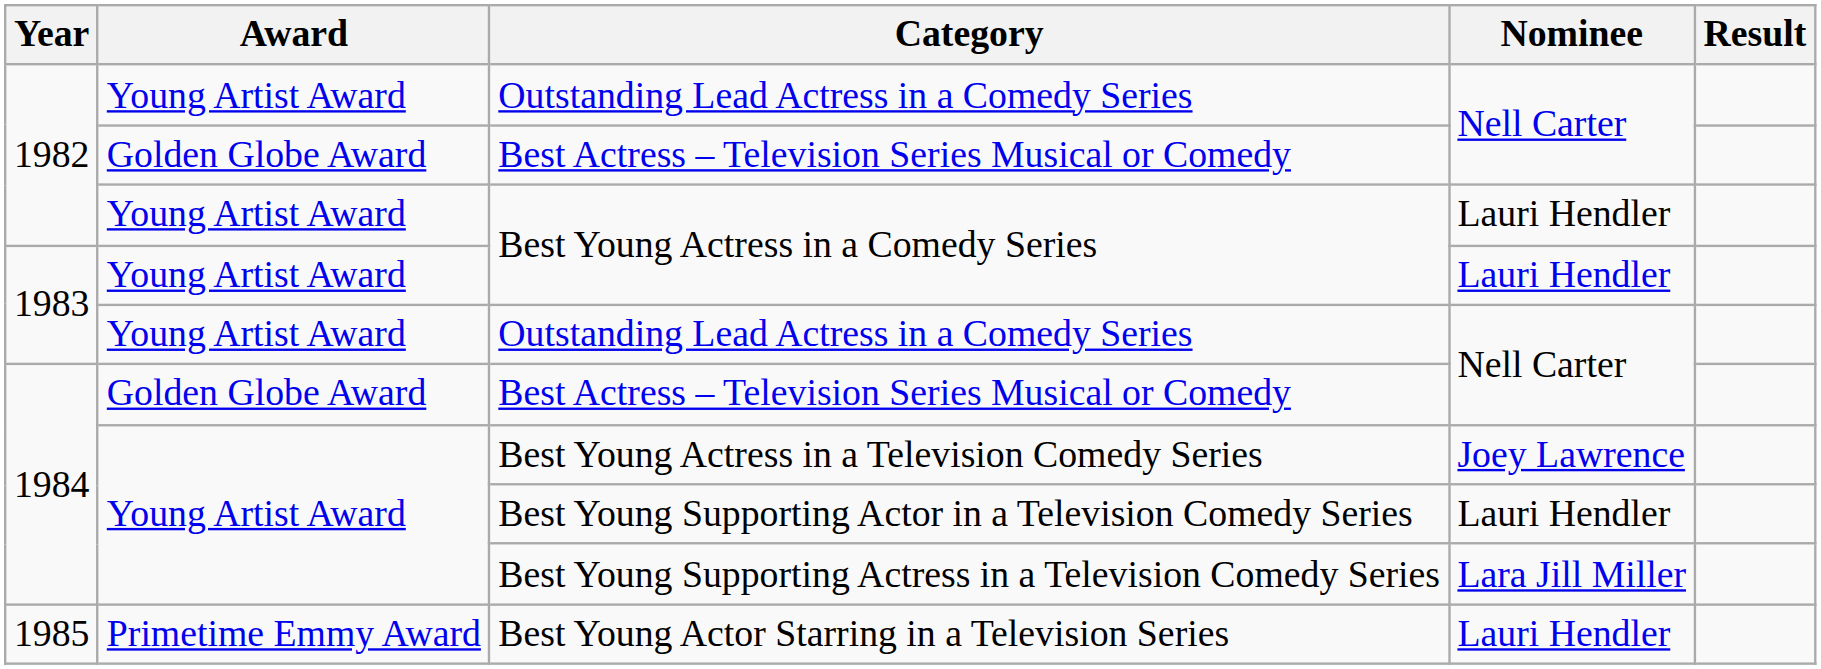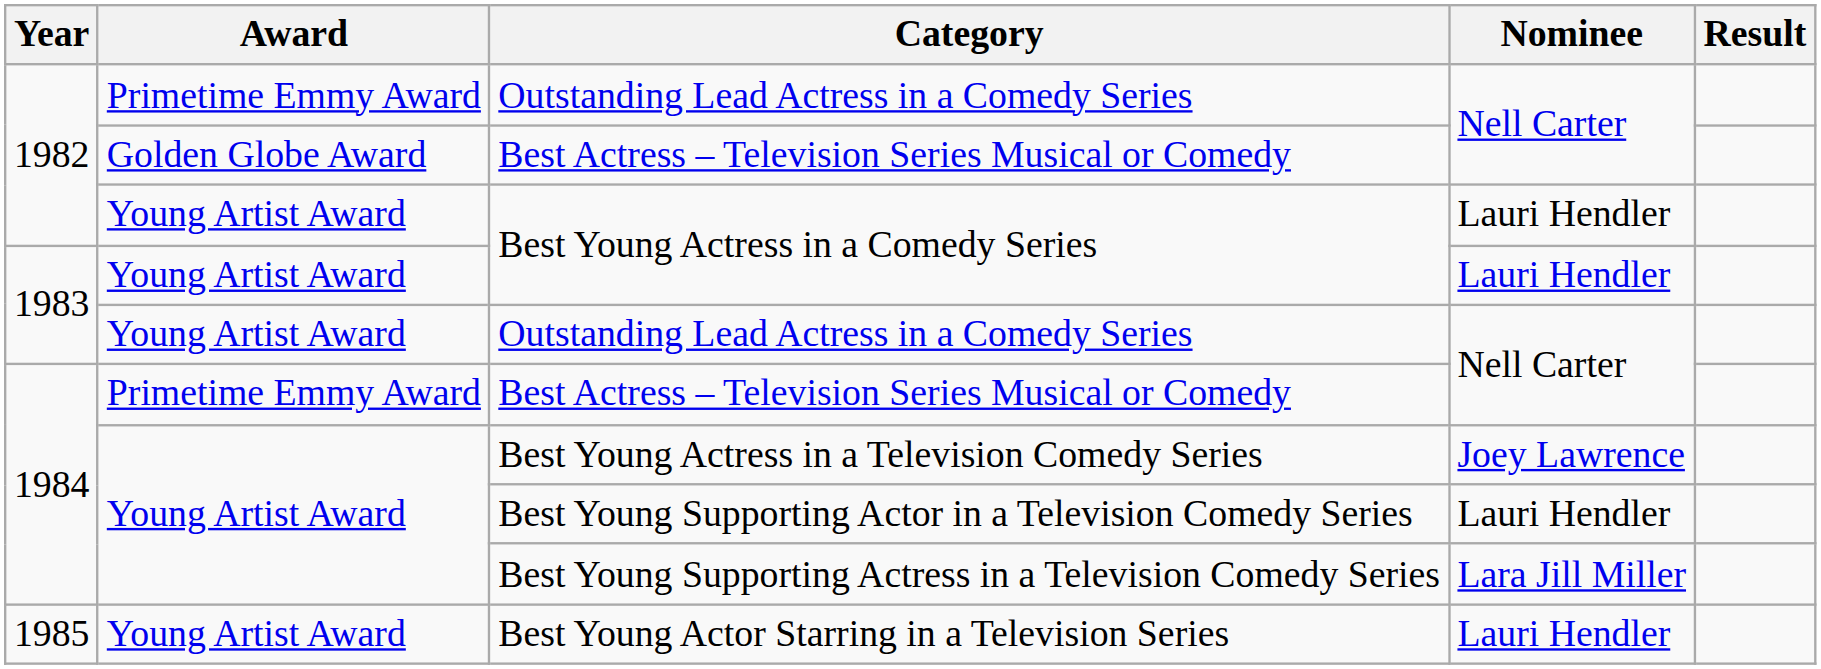(256, 94) Young Artist Award -> (294, 94) Primetime Emmy Award
(267, 393) Golden Globe Award -> (294, 393) Primetime Emmy Award
(294, 633) Primetime Emmy Award -> (256, 633) Young Artist Award
